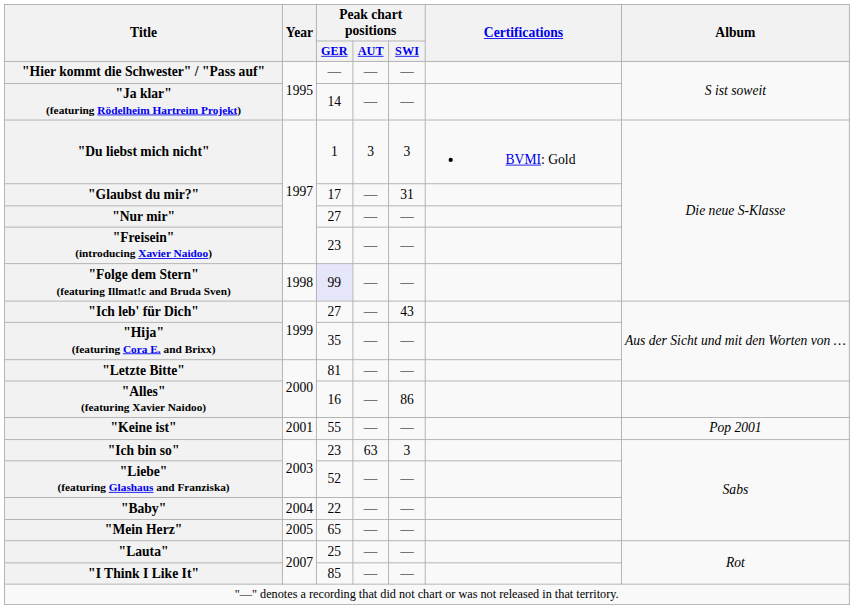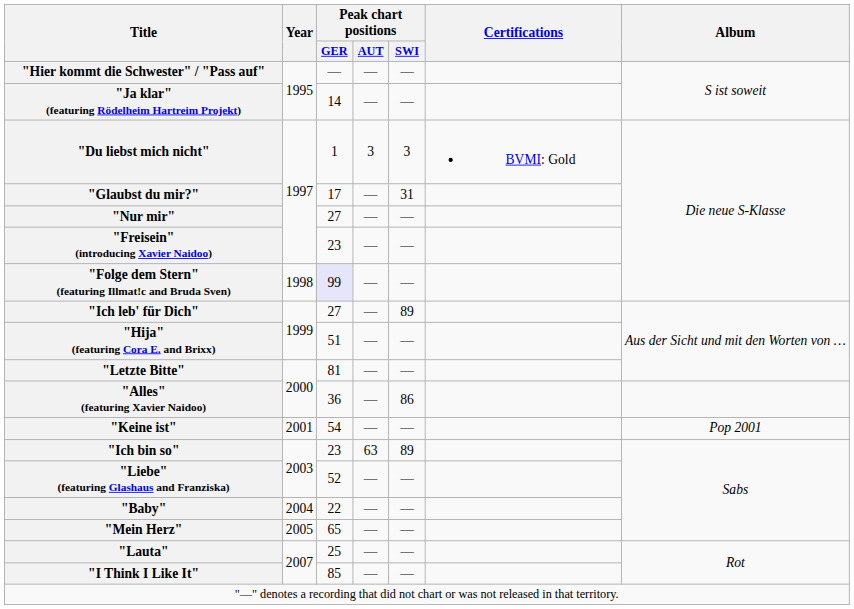(407, 311) 43 -> (407, 311) 89
(334, 340) 35 -> (334, 340) 51
(334, 399) 16 -> (334, 399) 36
(334, 428) 55 -> (334, 428) 54
(407, 450) 3 -> (407, 450) 89
